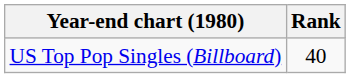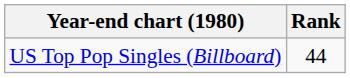(316, 55) 40 -> (316, 55) 44
